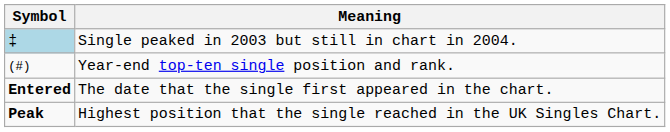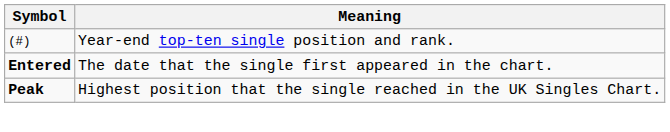- row: (13, 41)
